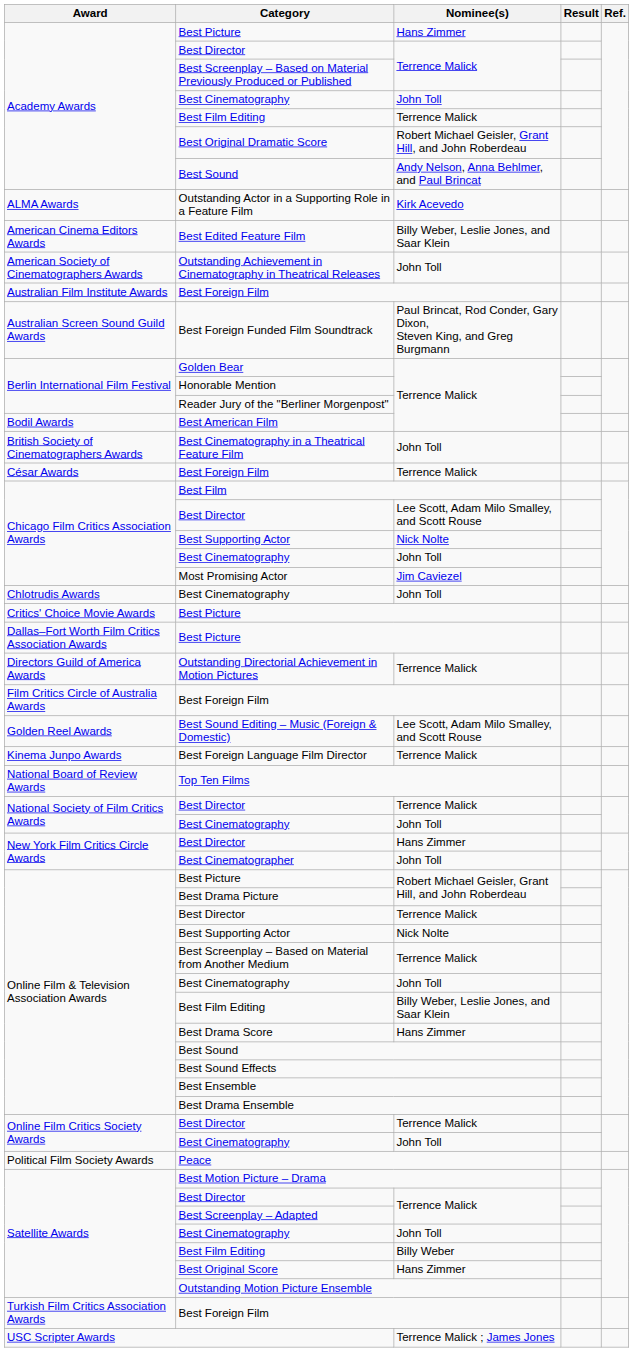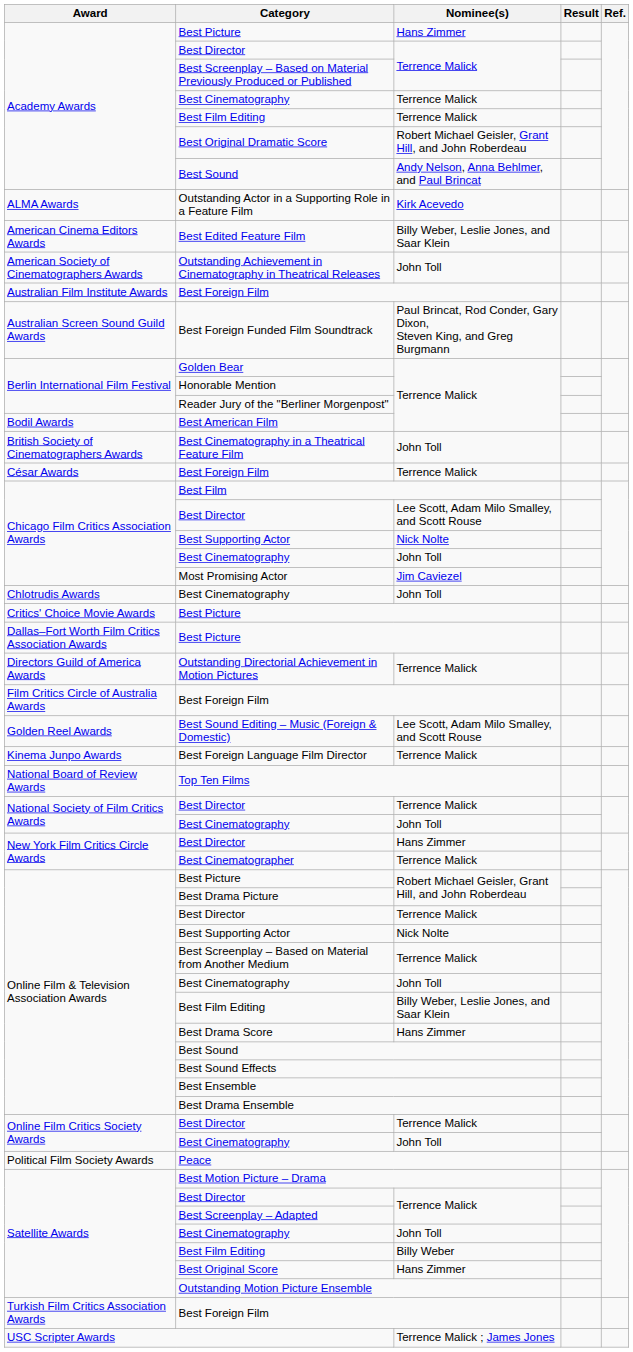(419, 99) John Toll -> (437, 99) Terrence Malick
(419, 860) John Toll -> (437, 860) Terrence Malick
